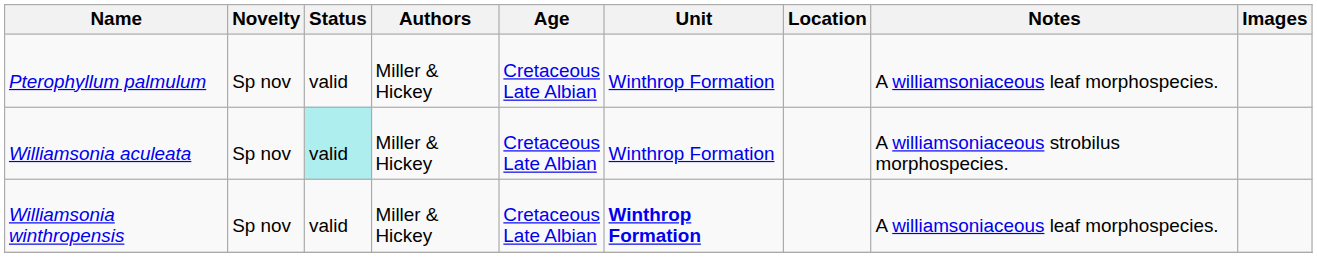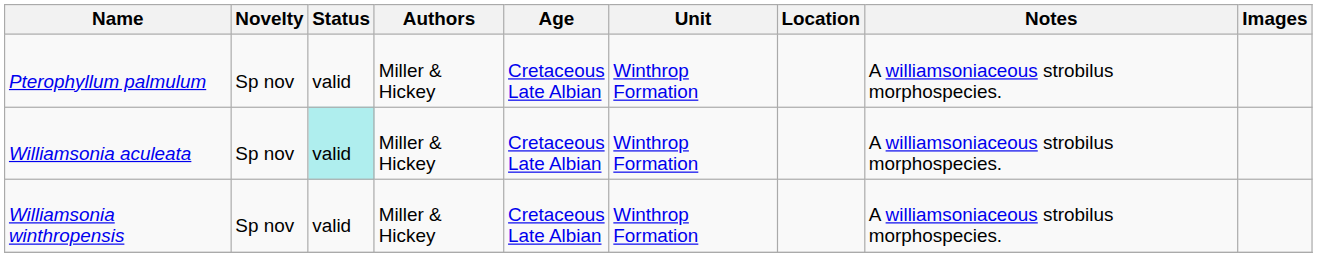(1047, 81) A williamsoniaceous leaf morphospecies. -> (991, 81) A williamsoniaceous strobilus morphospecies.
(655, 226) bold -> (656, 226) normal
(1047, 226) A williamsoniaceous leaf morphospecies. -> (991, 226) A williamsoniaceous strobilus morphospecies.
